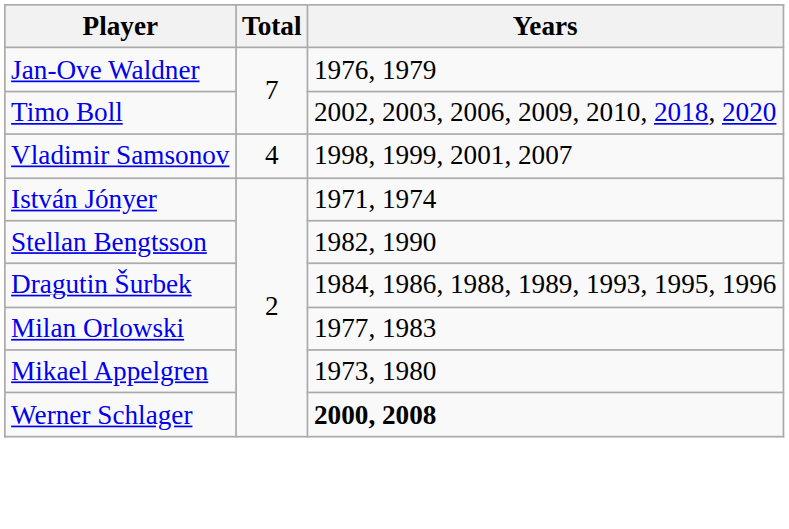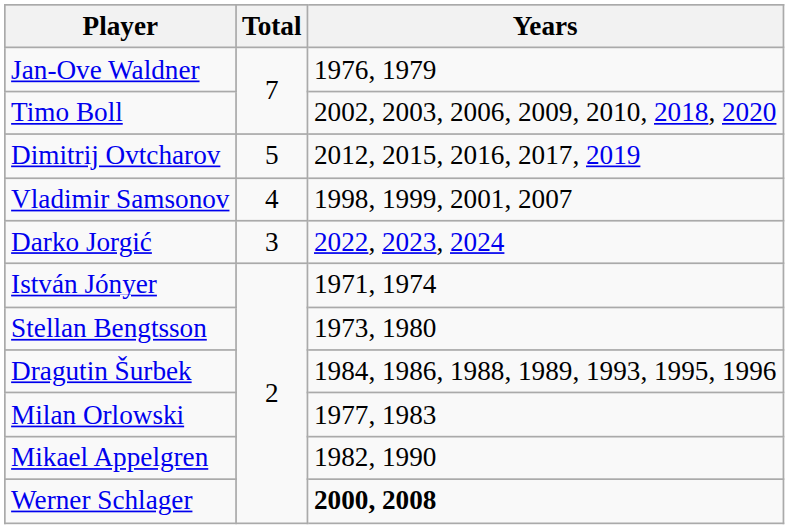+ row: (116, 155)
+ row: (81, 241)
(375, 241) 1982, 1990 -> (375, 328) 1973, 1980
(375, 371) 1973, 1980 -> (375, 457) 1982, 1990
